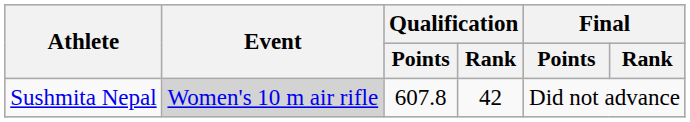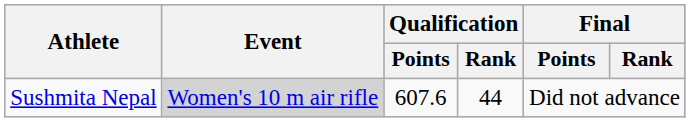(421, 97) 607.8 -> (421, 97) 607.6
(491, 97) 42 -> (491, 97) 44
